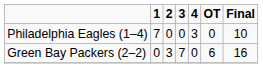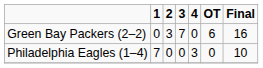rows swapped: (77, 33) <-> (77, 53)
